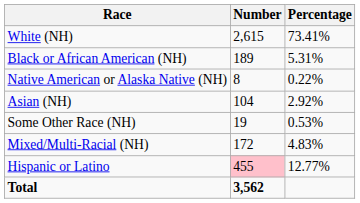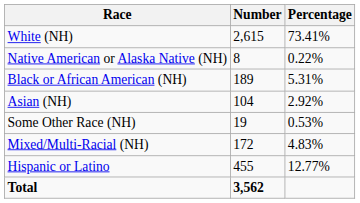rows swapped: (97, 58) <-> (117, 79)
(243, 166) pink background -> (243, 166) no background
